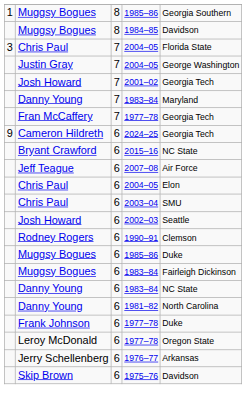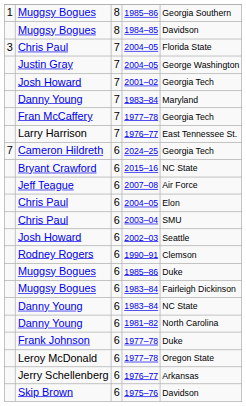+ row: (52, 133)
(10, 133) 9 -> (10, 151) 7
